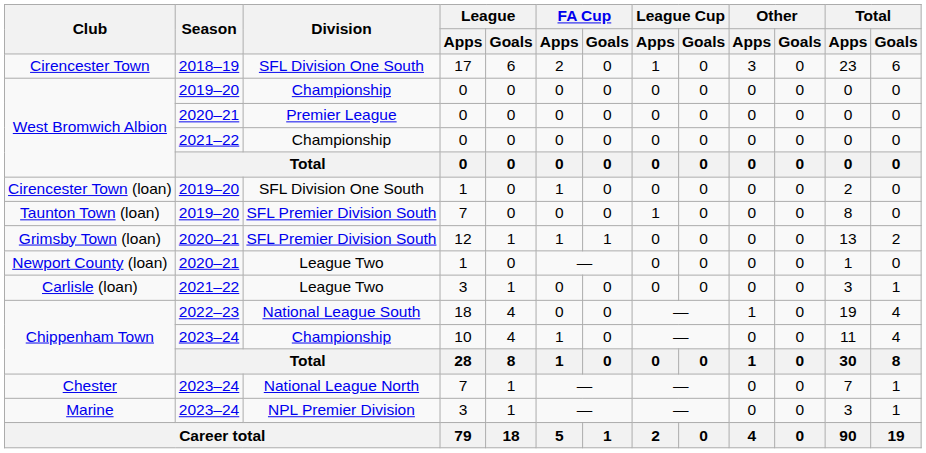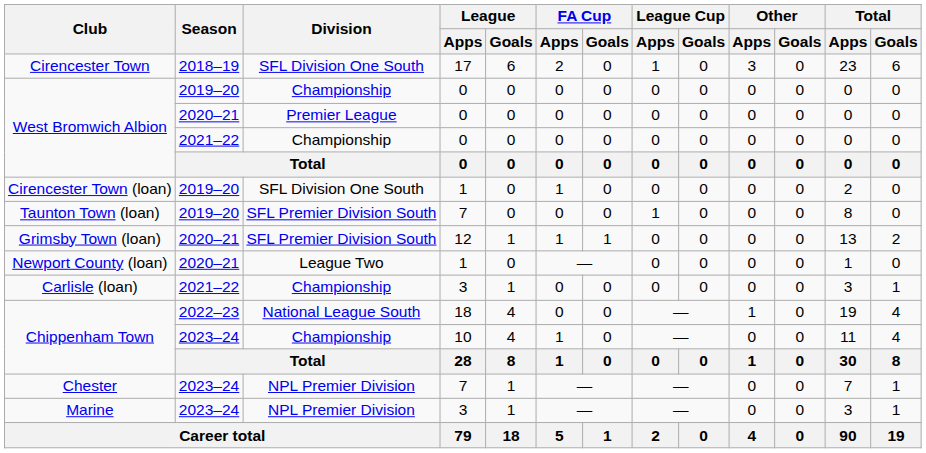(341, 287) League Two -> (341, 287) Championship
(341, 386) National League North -> (341, 386) NPL Premier Division
